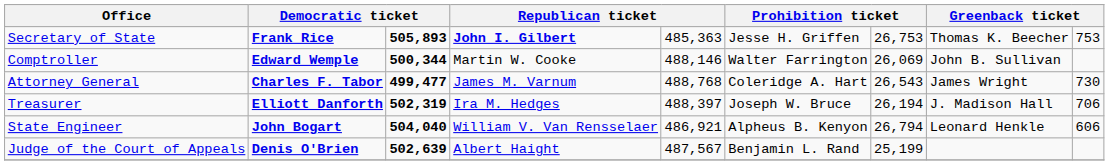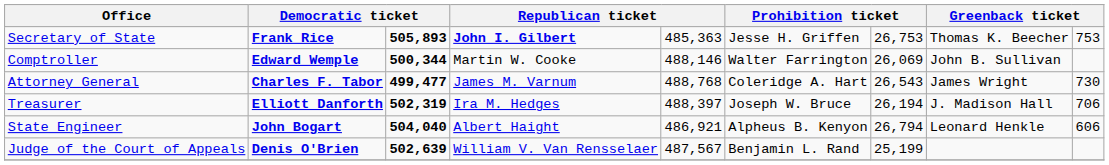(556, 127) William V. Van Rensselaer -> (506, 127) Albert Haight
(506, 149) Albert Haight -> (556, 149) William V. Van Rensselaer
